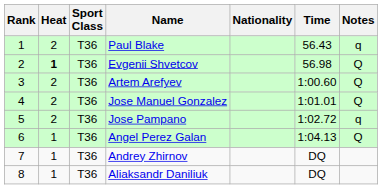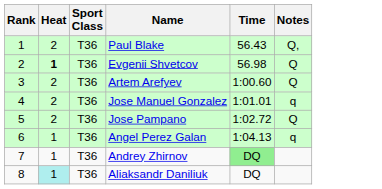- column: (262, 20)
(358, 45) q -> (293, 45) Q,
(358, 100) Q -> (293, 100) q
(358, 119) q -> (293, 119) Q
(358, 138) Q -> (293, 138) q
(317, 156) no background -> (252, 156) lightgreen background
(54, 175) no background -> (54, 175) paleturquoise background
